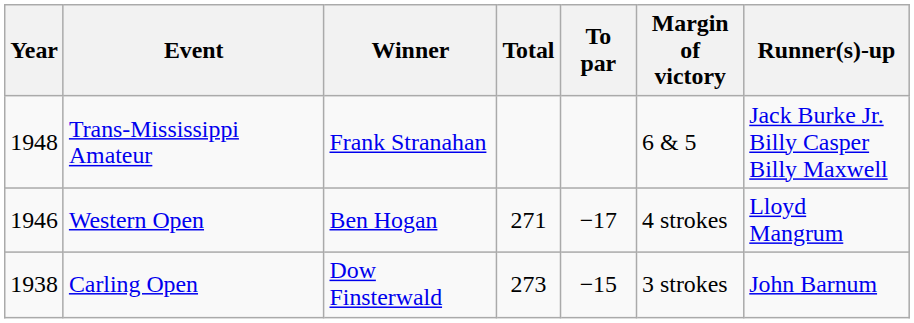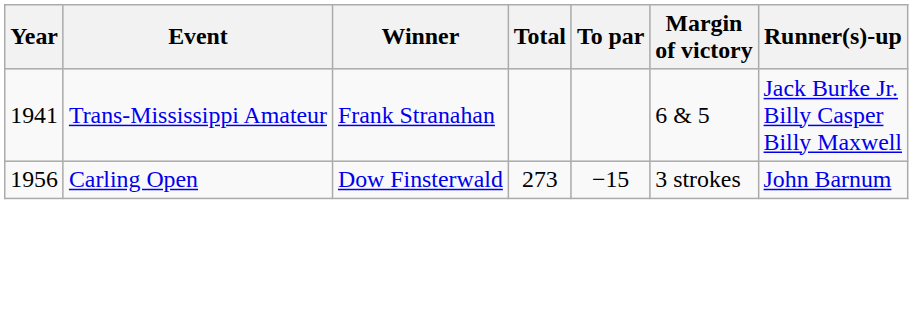(34, 141) 1948 -> (34, 114) 1941
- row: (136, 219)
(34, 284) 1938 -> (34, 179) 1956
